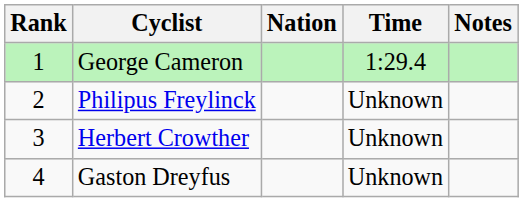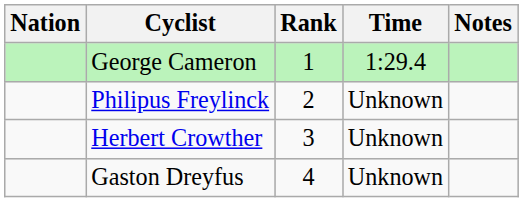columns swapped: (39, 23) <-> (302, 23)
